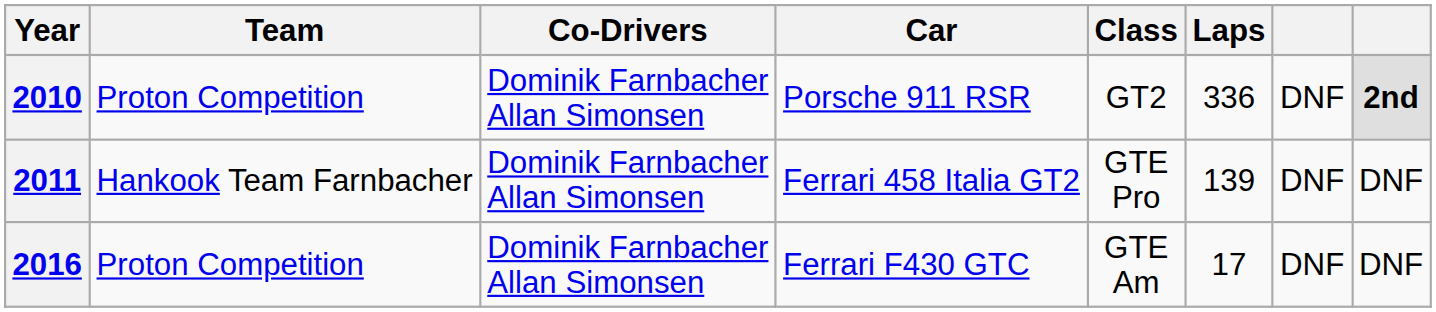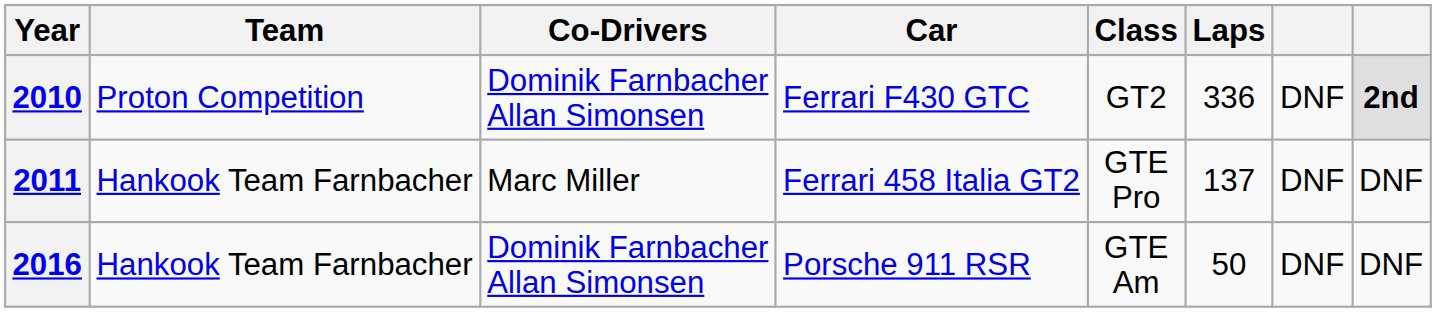(907, 97) Porsche 911 RSR -> (906, 97) Ferrari F430 GTC
(628, 181) Dominik Farnbacher Allan Simonsen -> (564, 181) Marc Miller
(1229, 181) 139 -> (1229, 181) 137
(230, 265) Proton Competition -> (285, 265) Hankook Team Farnbacher
(906, 265) Ferrari F430 GTC -> (907, 265) Porsche 911 RSR
(1229, 265) 17 -> (1229, 265) 50
